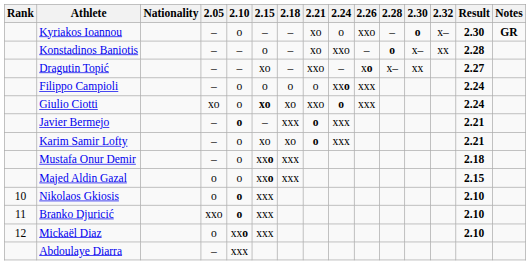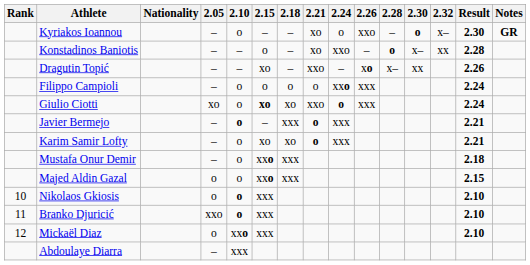(474, 68) 2.27 -> (474, 68) 2.26
